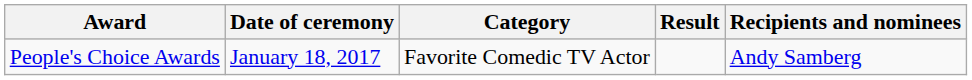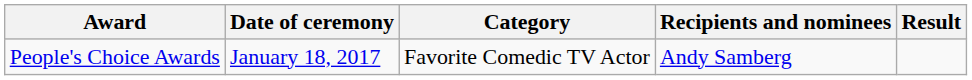columns swapped: (845, 21) <-> (690, 21)
